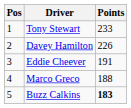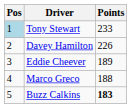(9, 29) no background -> (9, 29) lightblue background
(105, 62) 191 -> (105, 62) 189
